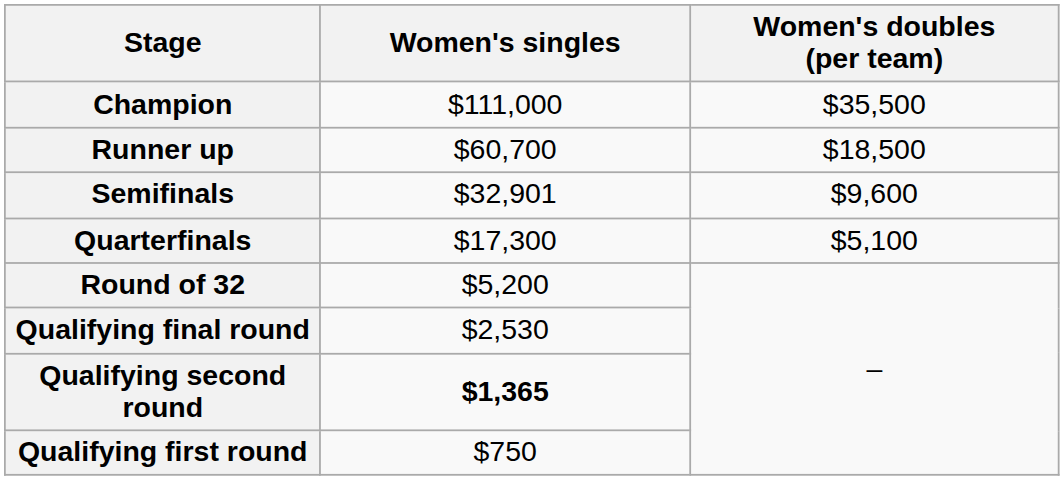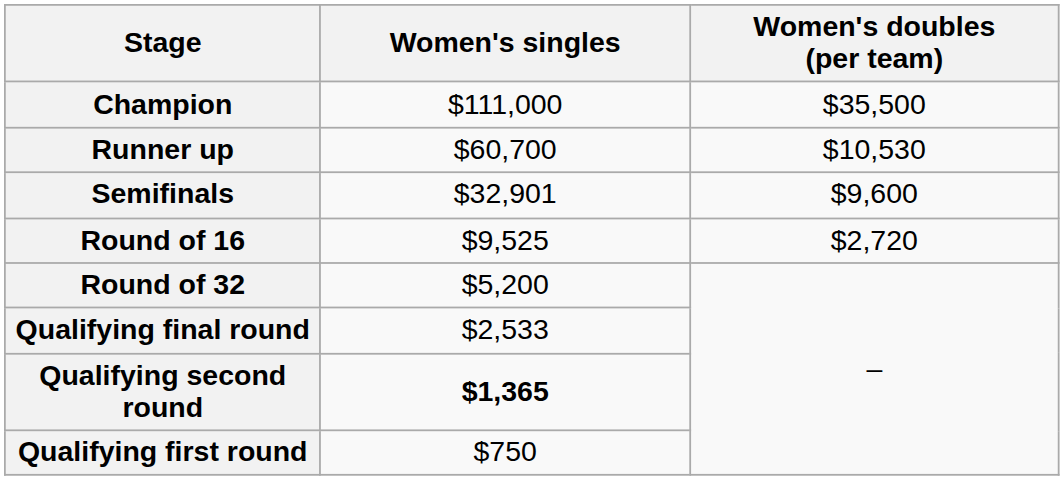(874, 149) $18,500 -> (874, 149) $10,530
- row: (163, 239)
+ row: (163, 239)
(505, 330) $2,530 -> (505, 330) $2,533
